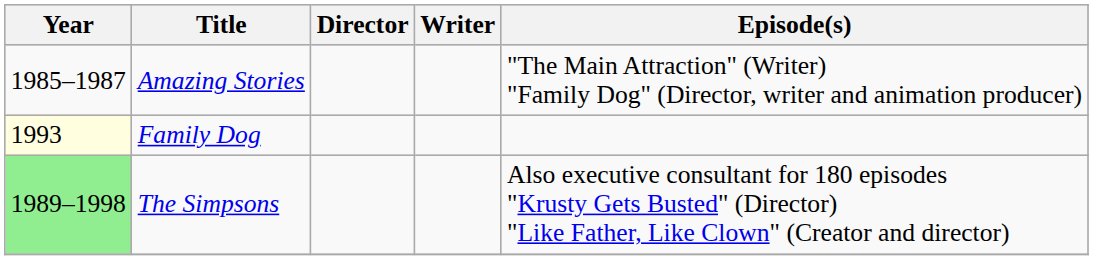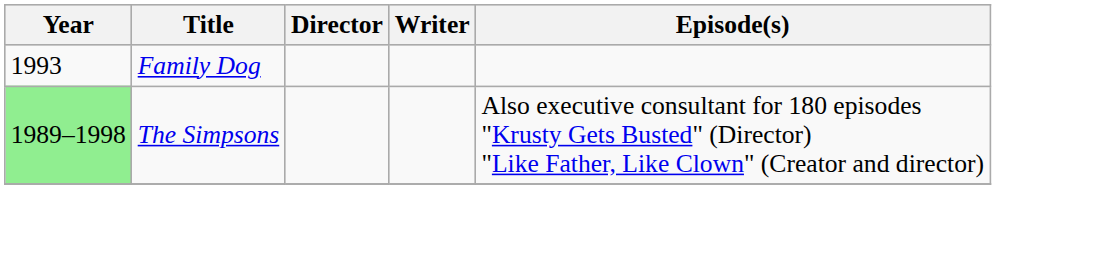- row: (221, 79)
(36, 134) lightyellow background -> (36, 65) no background
